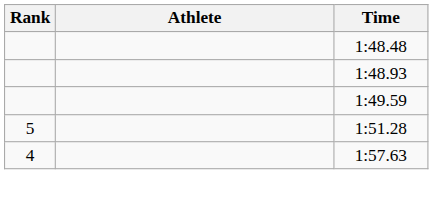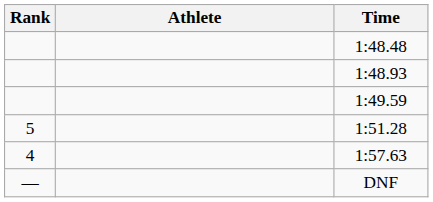+ row: (381, 182)
